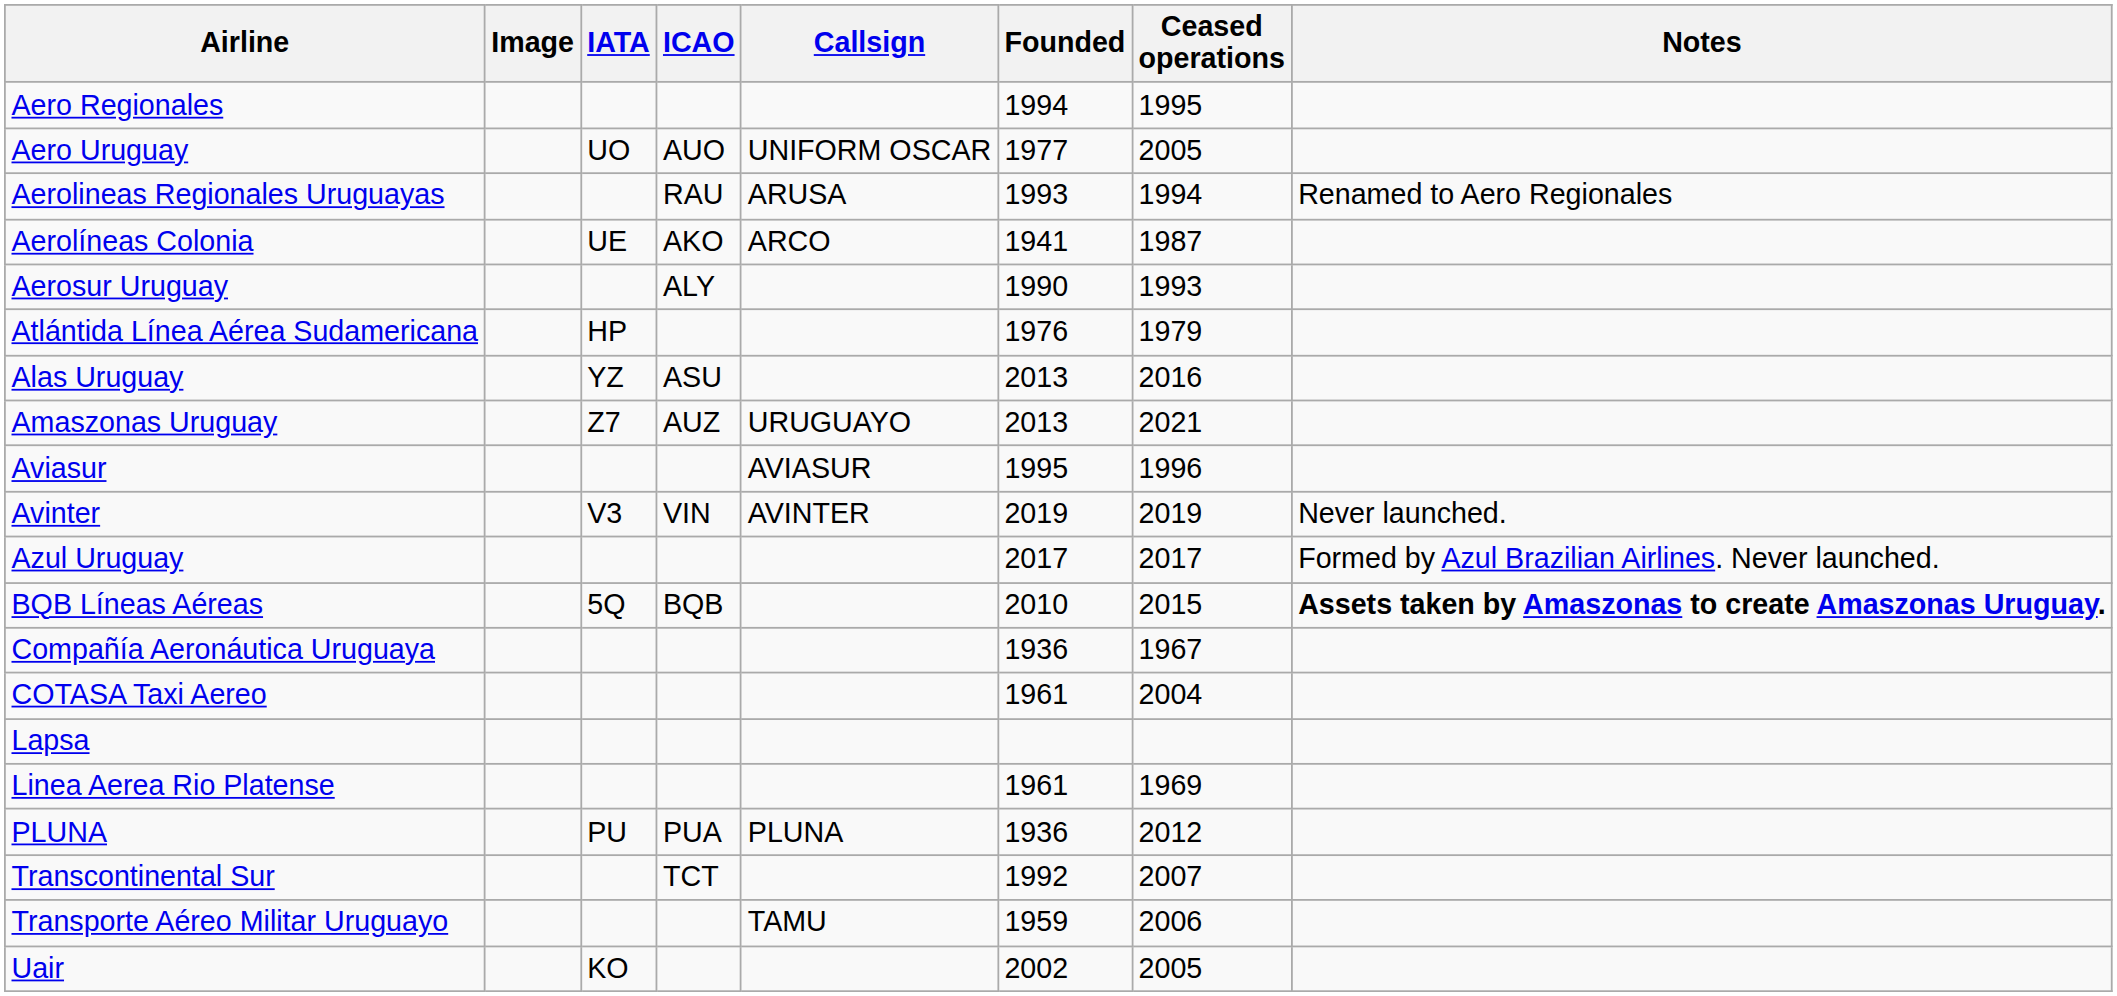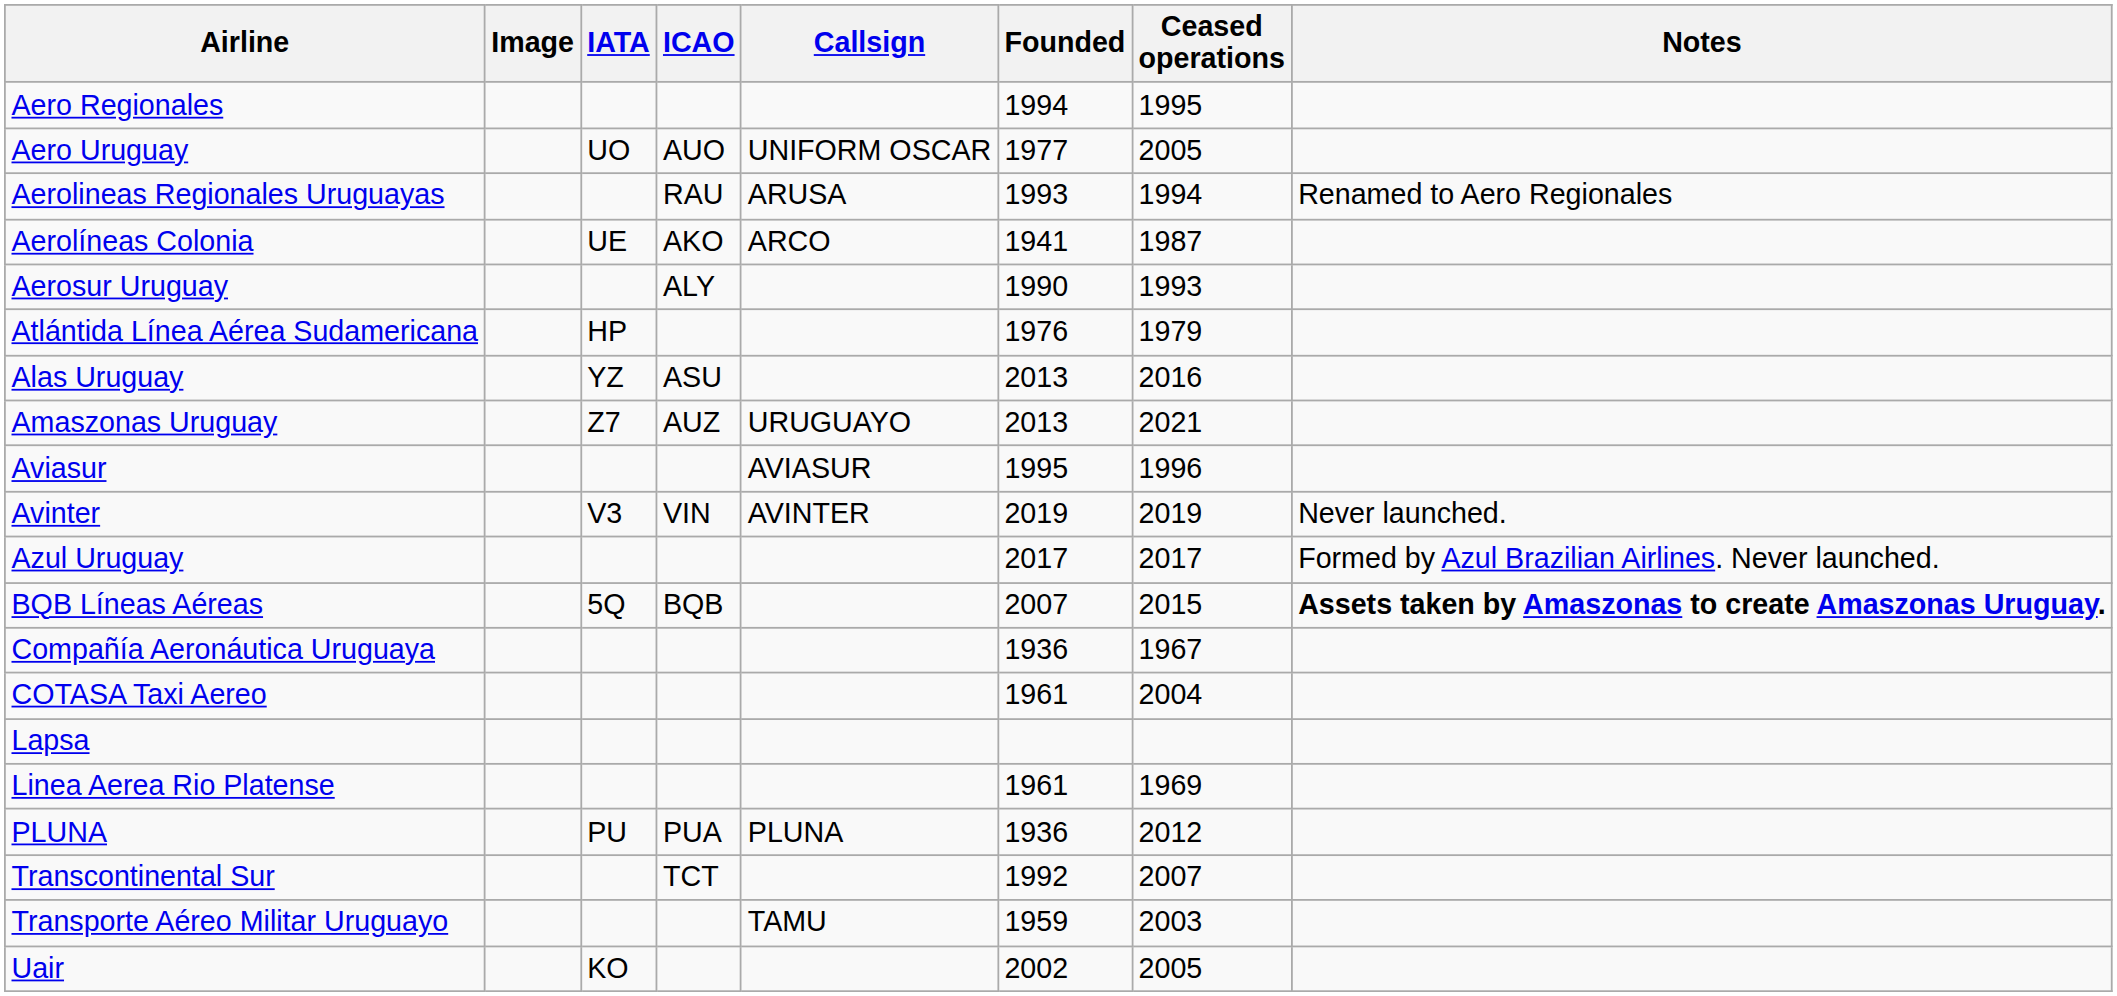(1036, 604) 2010 -> (1036, 604) 2007
(1170, 922) 2006 -> (1170, 922) 2003
